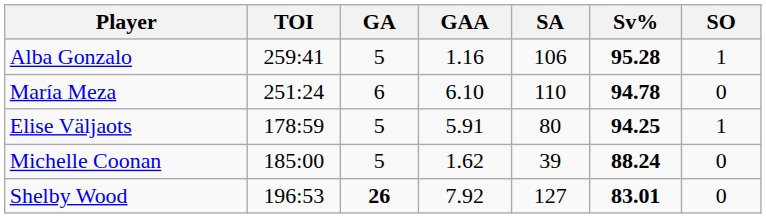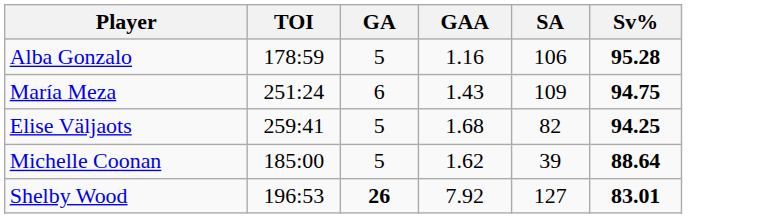- column: (721, 21)
(294, 56) 259:41 -> (294, 56) 178:59
(465, 91) 6.10 -> (465, 91) 1.43
(550, 91) 110 -> (550, 91) 109
(636, 91) 94.78 -> (636, 91) 94.75
(294, 126) 178:59 -> (294, 126) 259:41
(465, 126) 5.91 -> (465, 126) 1.68
(550, 126) 80 -> (550, 126) 82
(636, 160) 88.24 -> (636, 160) 88.64
